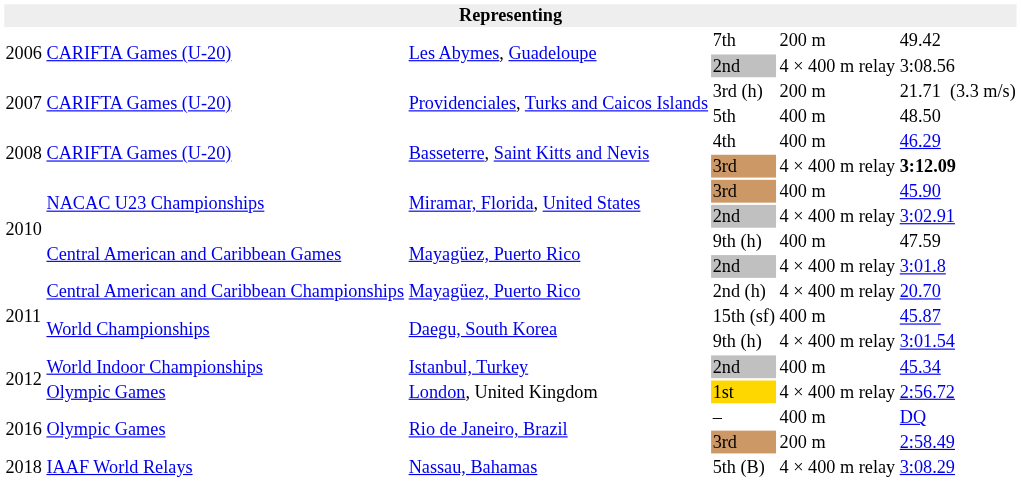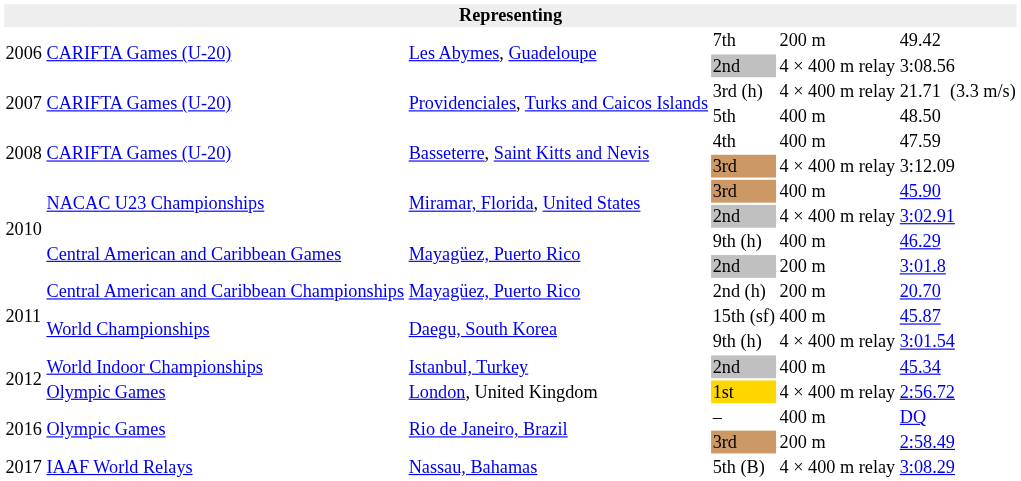(803, 90) 200 m -> (837, 90) 4 × 400 m relay
(920, 141) 46.29 -> (920, 141) 47.59
(928, 166) bold -> (927, 166) normal
(920, 241) 47.59 -> (920, 241) 46.29
(837, 266) 4 × 400 m relay -> (803, 266) 200 m
(837, 291) 4 × 400 m relay -> (803, 291) 200 m
(24, 467) 2018 -> (24, 467) 2017
